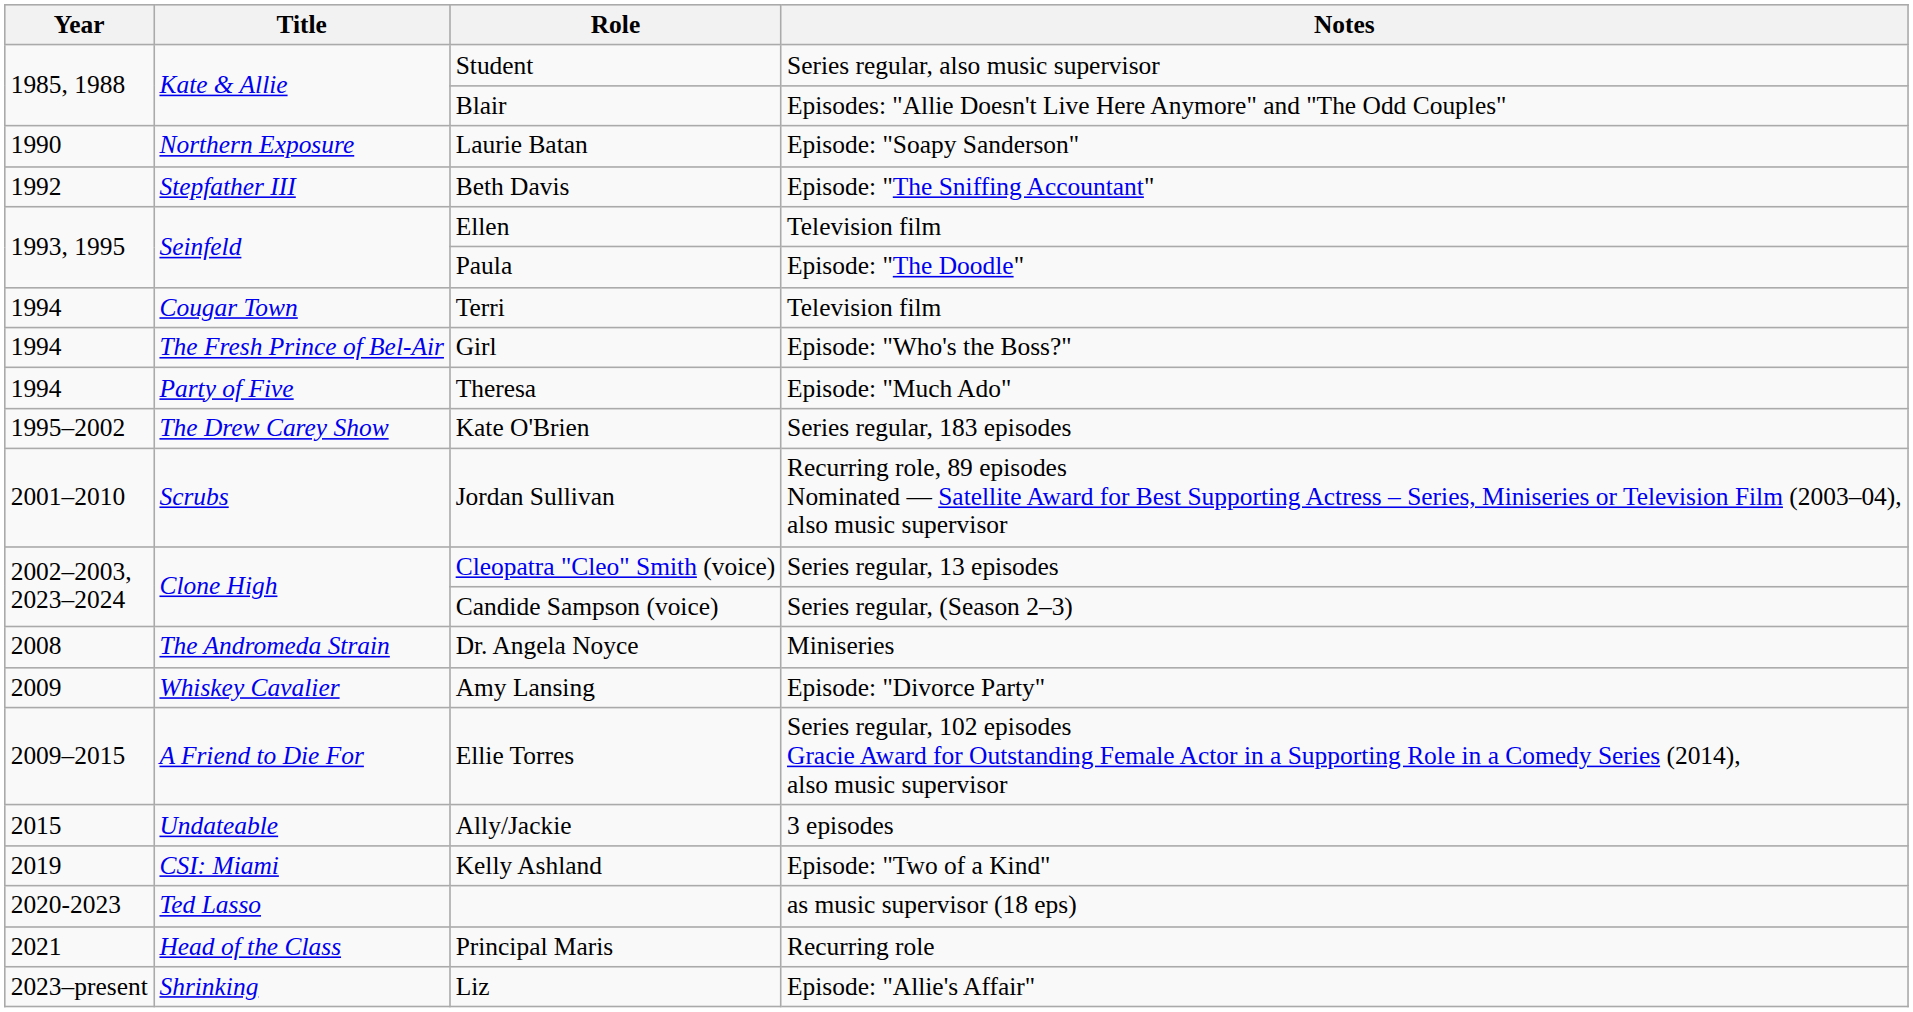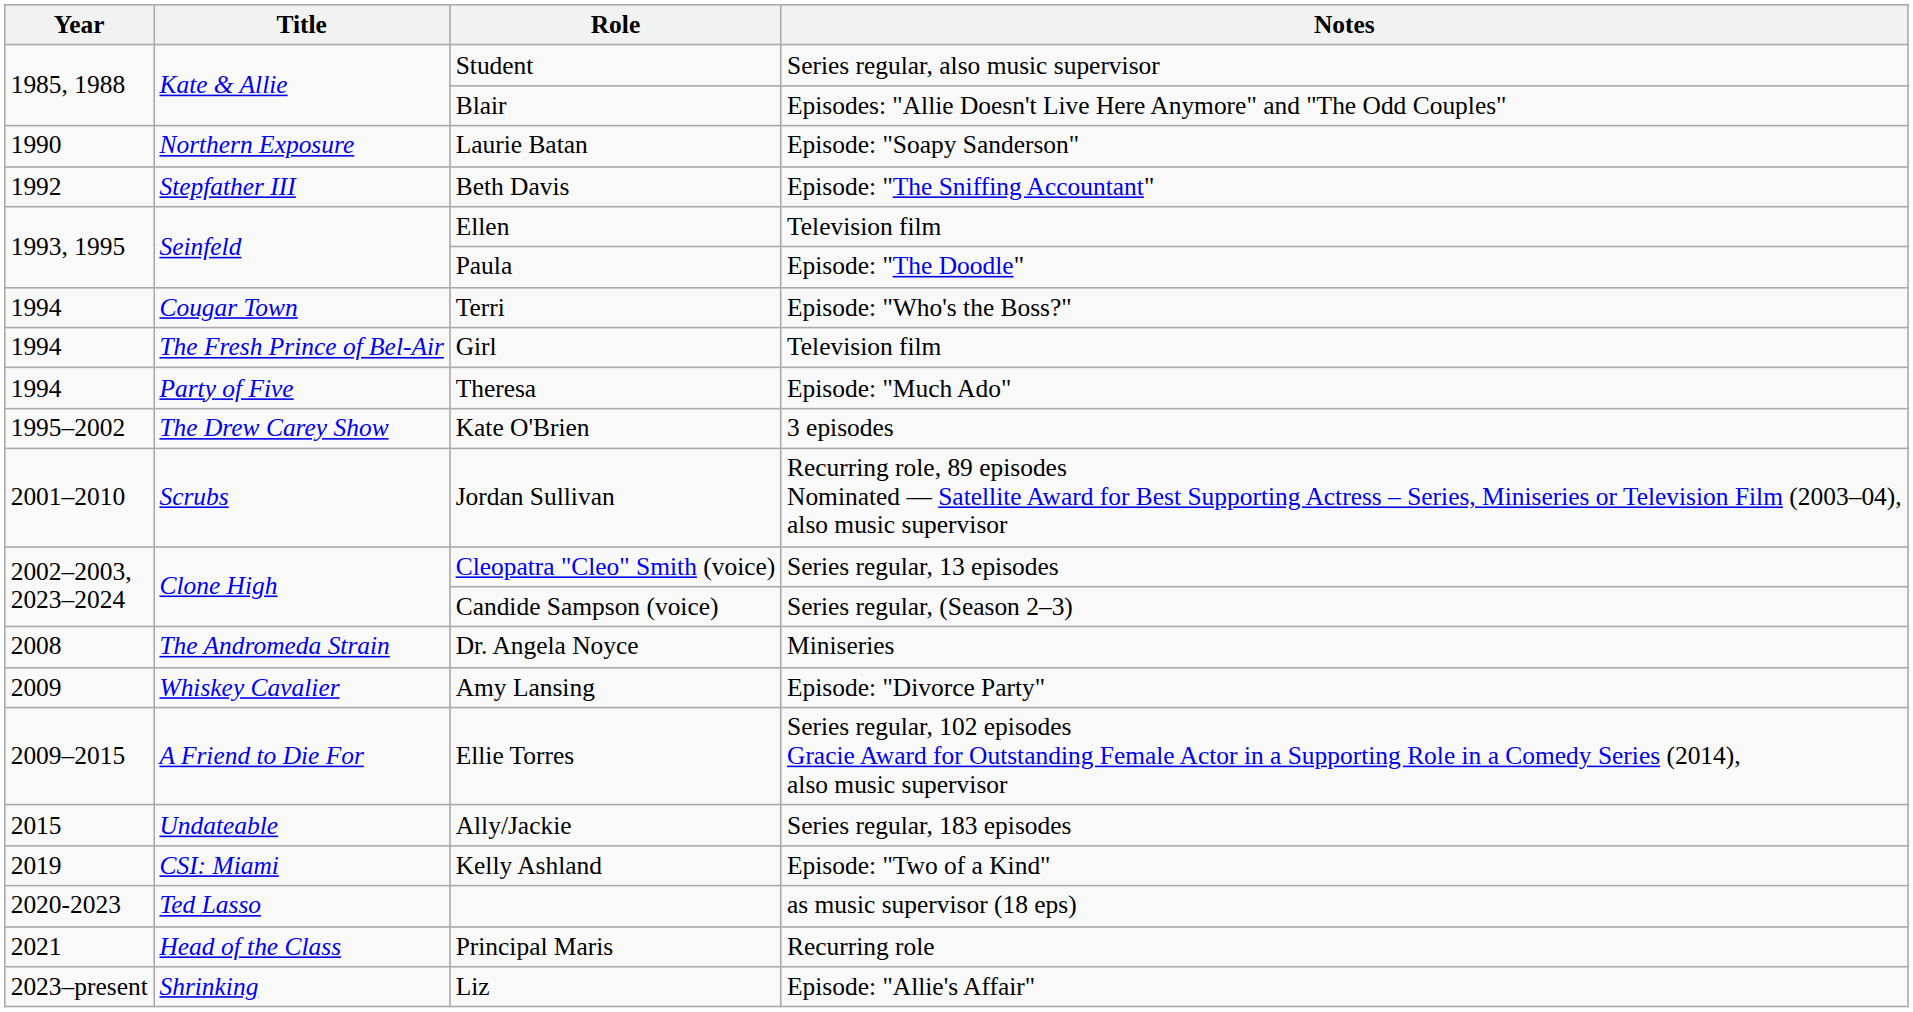(864, 307) Television film -> (929, 307) Episode: "Who's the Boss?"
(929, 347) Episode: "Who's the Boss?" -> (864, 347) Television film
(929, 428) Series regular, 183 episodes -> (840, 428) 3 episodes
(840, 825) 3 episodes -> (929, 825) Series regular, 183 episodes
